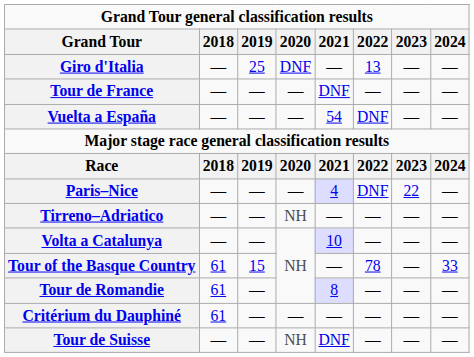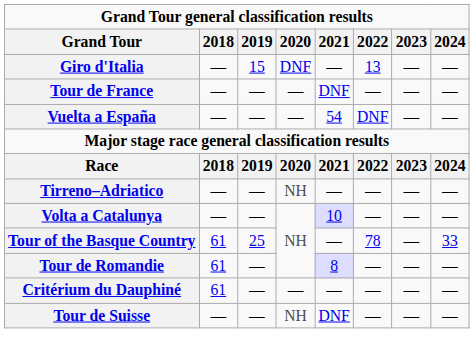(257, 66) 25 -> (257, 66) 15
- row: (102, 191)
(257, 265) 15 -> (257, 240) 25
